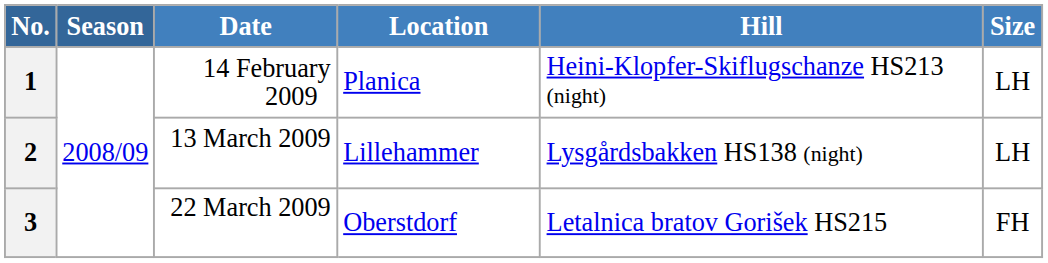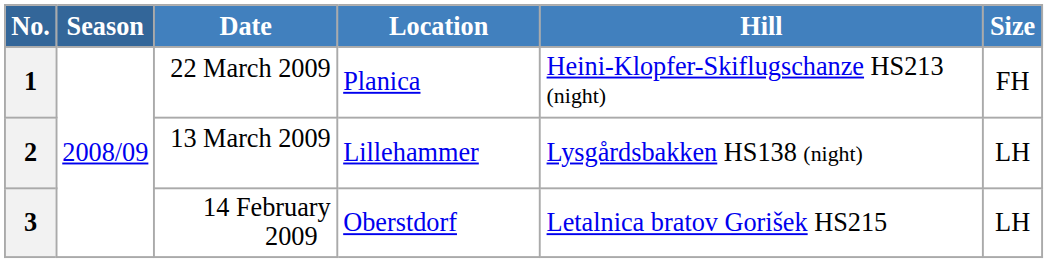(267, 82) 14 February 2009 -> (251, 82) 22 March 2009
(1013, 82) LH -> (1013, 82) FH
(251, 222) 22 March 2009 -> (267, 222) 14 February 2009
(1013, 222) FH -> (1013, 222) LH
